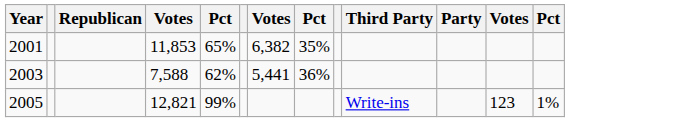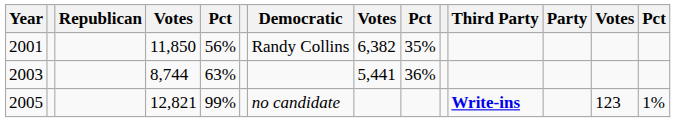+ column: (301, 18)
(173, 46) 11,853 -> (173, 46) 11,850
(220, 46) 65% -> (220, 46) 56%
(169, 74) 7,588 -> (169, 74) 8,744
(220, 74) 62% -> (220, 74) 63%
(377, 102) normal -> (486, 102) bold
